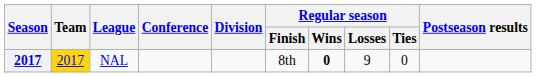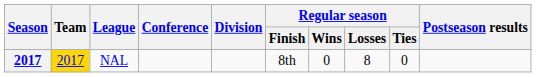(327, 61) bold -> (327, 61) normal
(367, 61) 9 -> (367, 61) 8
